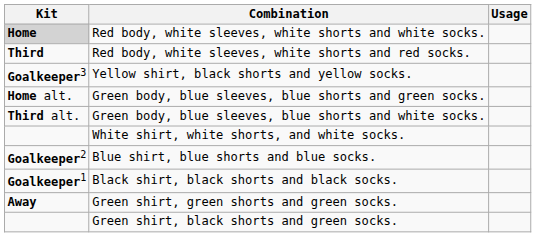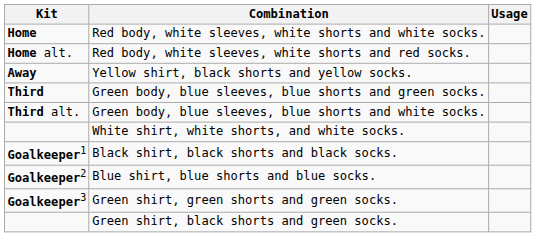(22, 34) lightgrey background -> (22, 34) no background
(26, 54) Third -> (40, 54) Home alt.
(47, 75) Goalkeeper3 -> (22, 73) Away
(40, 97) Home alt. -> (26, 93) Third
rows swapped: (245, 181) <-> (234, 157)
(22, 203) Away -> (47, 201) Goalkeeper3
